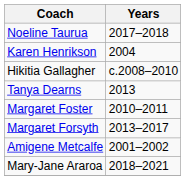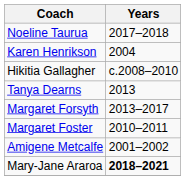rows swapped: (50, 109) <-> (53, 128)
(139, 166) normal -> (139, 166) bold
